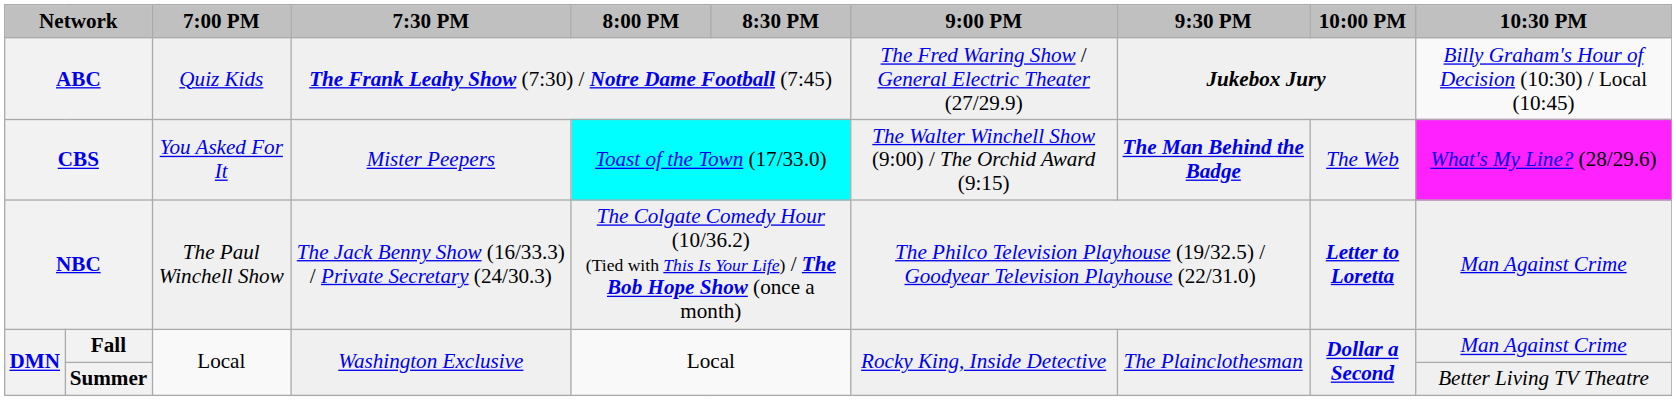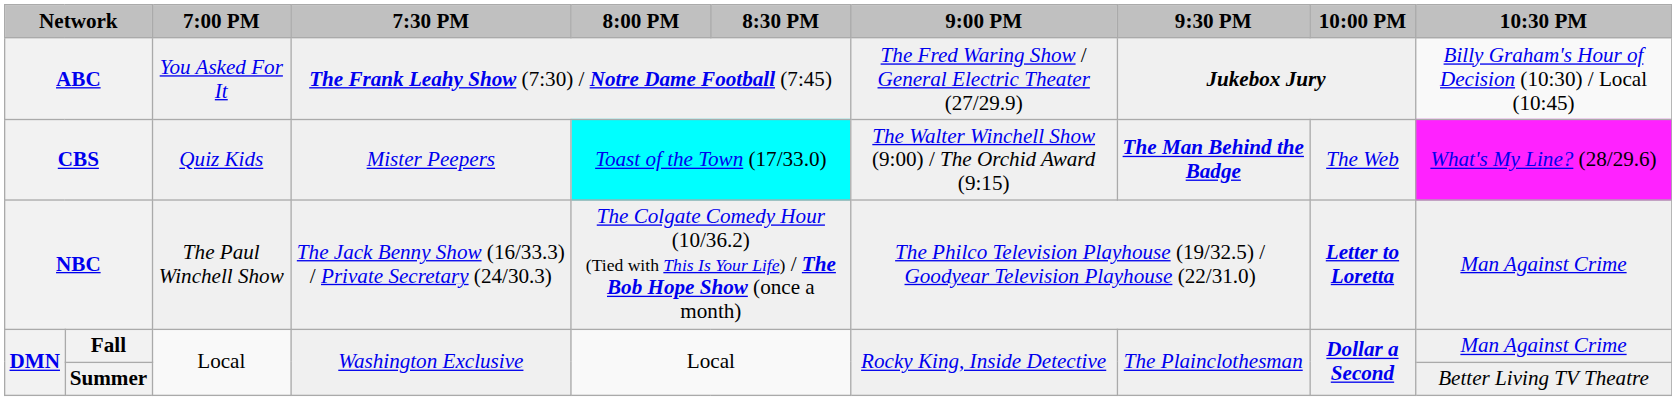(221, 78) Quiz Kids -> (221, 78) You Asked For It
(221, 159) You Asked For It -> (221, 159) Quiz Kids
